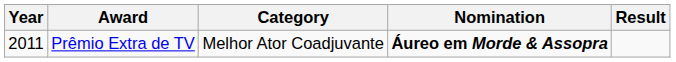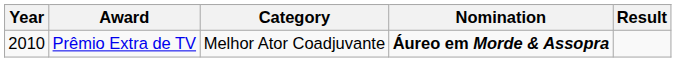(26, 43) 2011 -> (27, 43) 2010
